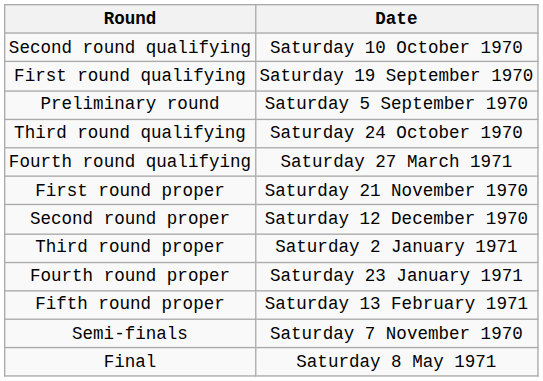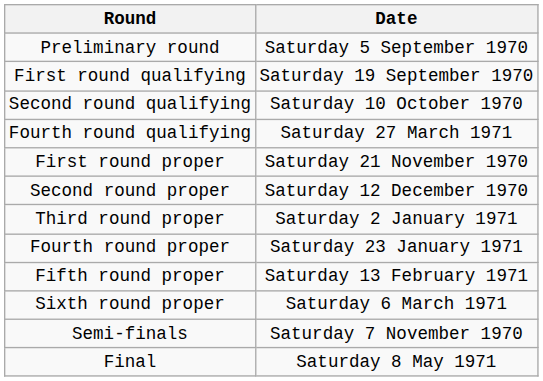rows swapped: (130, 105) <-> (130, 48)
- row: (130, 133)
+ row: (130, 305)
